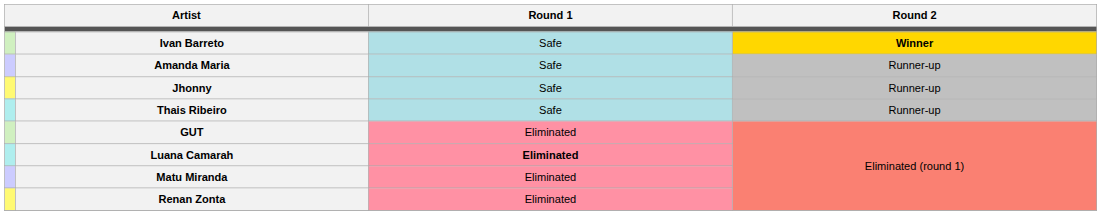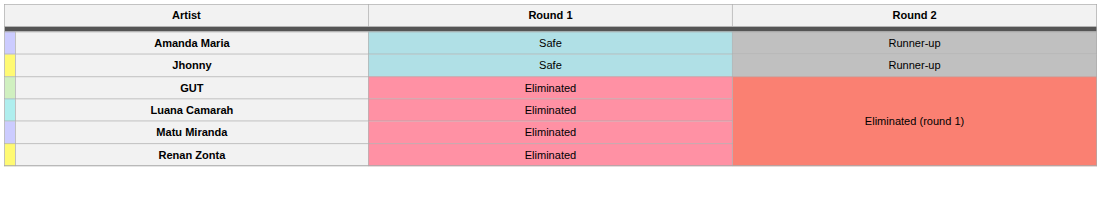- row: (192, 43)
- row: (192, 110)
(550, 155) bold -> (550, 110) normal
